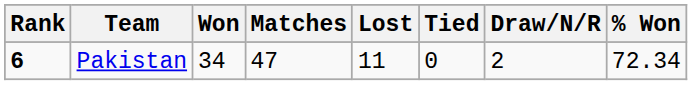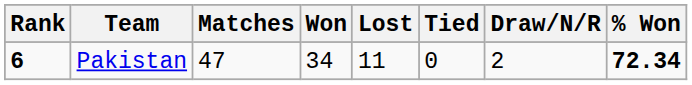columns swapped: (299, 24) <-> (219, 24)
(646, 61) normal -> (646, 61) bold
